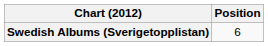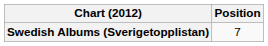(238, 32) 6 -> (238, 32) 7
